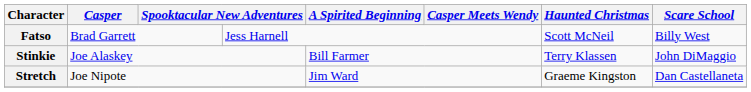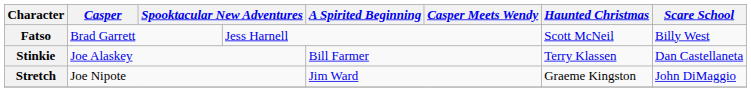(696, 55) John DiMaggio -> (699, 55) Dan Castellaneta
(699, 76) Dan Castellaneta -> (696, 76) John DiMaggio
